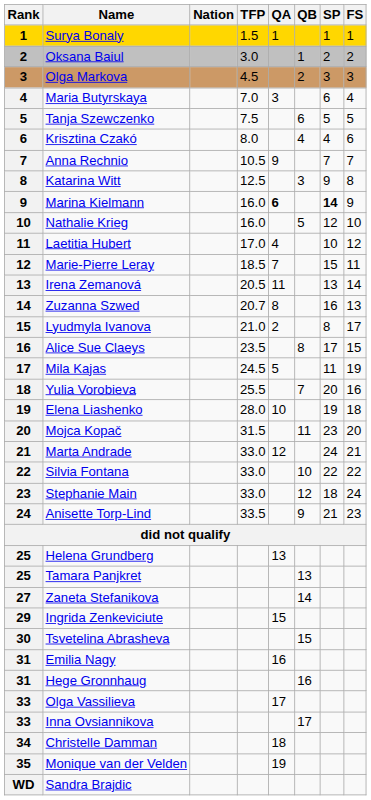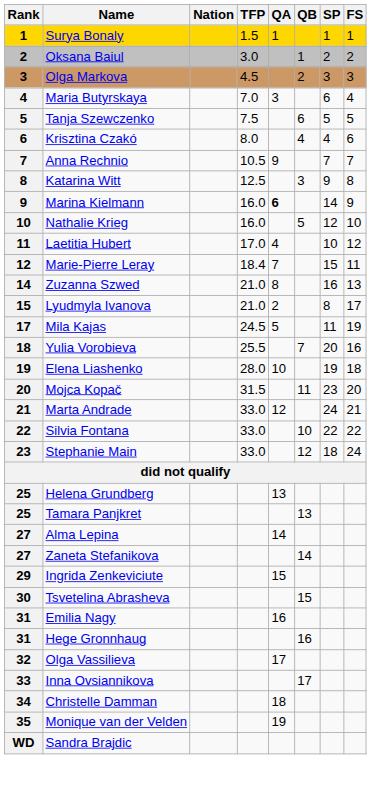(330, 202) bold -> (330, 202) normal
(253, 264) 18.5 -> (253, 264) 18.4
- row: (93, 285)
(253, 306) 20.7 -> (253, 285) 21.0
- row: (95, 347)
- row: (98, 514)
+ row: (82, 535)
(23, 701) 33 -> (23, 659) 32
